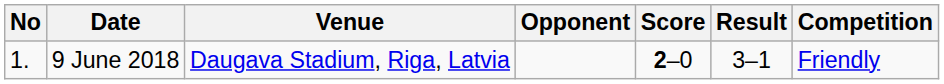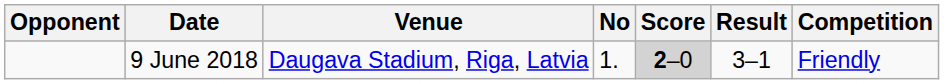columns swapped: (26, 22) <-> (575, 22)
(673, 59) no background -> (673, 59) lightgrey background
